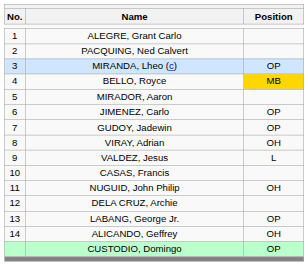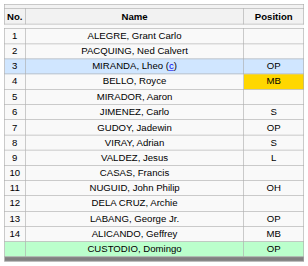(274, 112) OP -> (274, 112) S
(274, 142) OH -> (274, 142) S
(274, 234) OH -> (274, 234) MB
